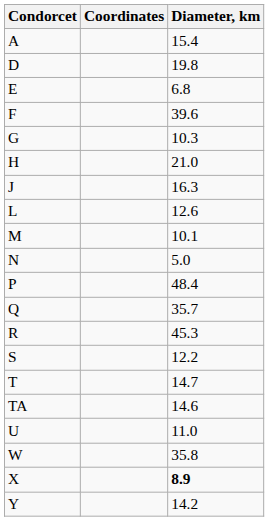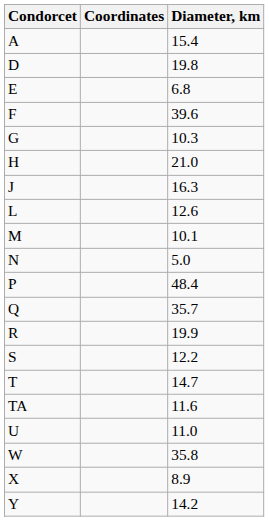(185, 333) 45.3 -> (185, 333) 19.9
(185, 406) 14.6 -> (184, 406) 11.6
(181, 479) bold -> (181, 479) normal
